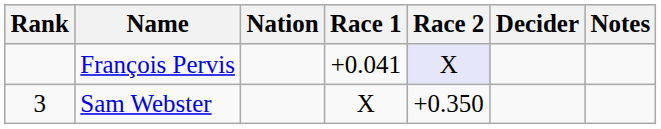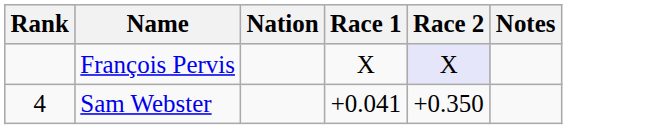- column: (537, 24)
(366, 63) +0.041 -> (366, 63) X
(40, 103) 3 -> (40, 103) 4
(366, 103) X -> (366, 103) +0.041
